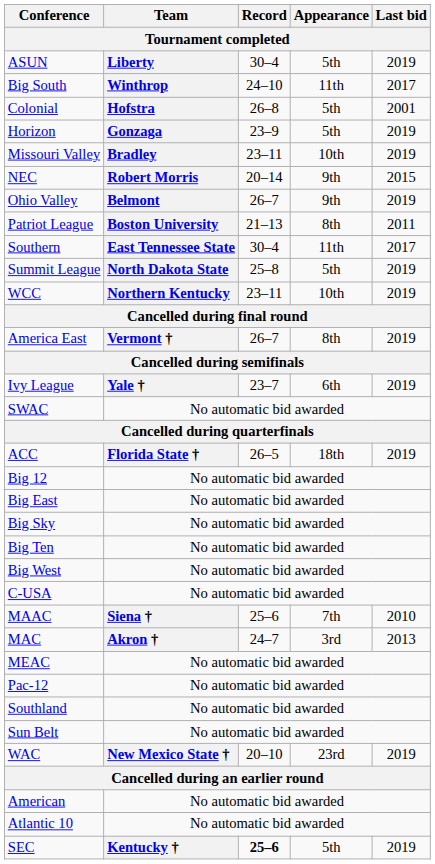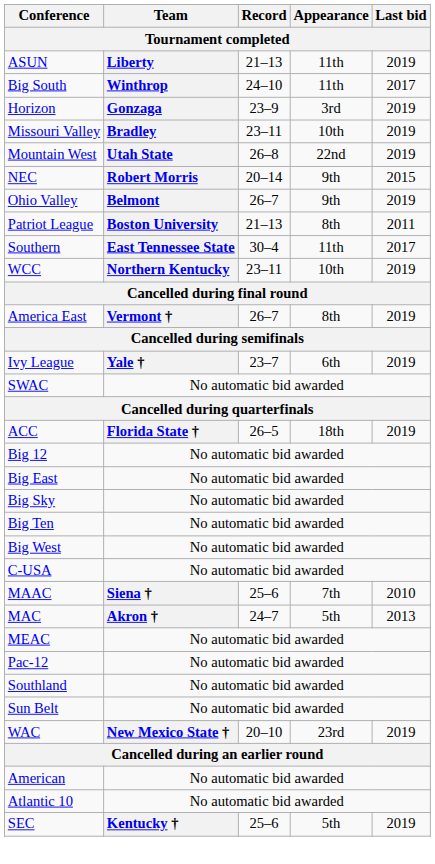(264, 62) 30–4 -> (264, 62) 21–13
(331, 62) 5th -> (331, 62) 11th
- row: (33, 108)
(331, 131) 5th -> (331, 108) 3rd
+ row: (52, 154)
- row: (54, 270)
(331, 639) 3rd -> (331, 616) 5th
(264, 847) bold -> (264, 824) normal
